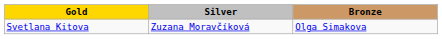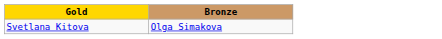- column: (221, 12)
